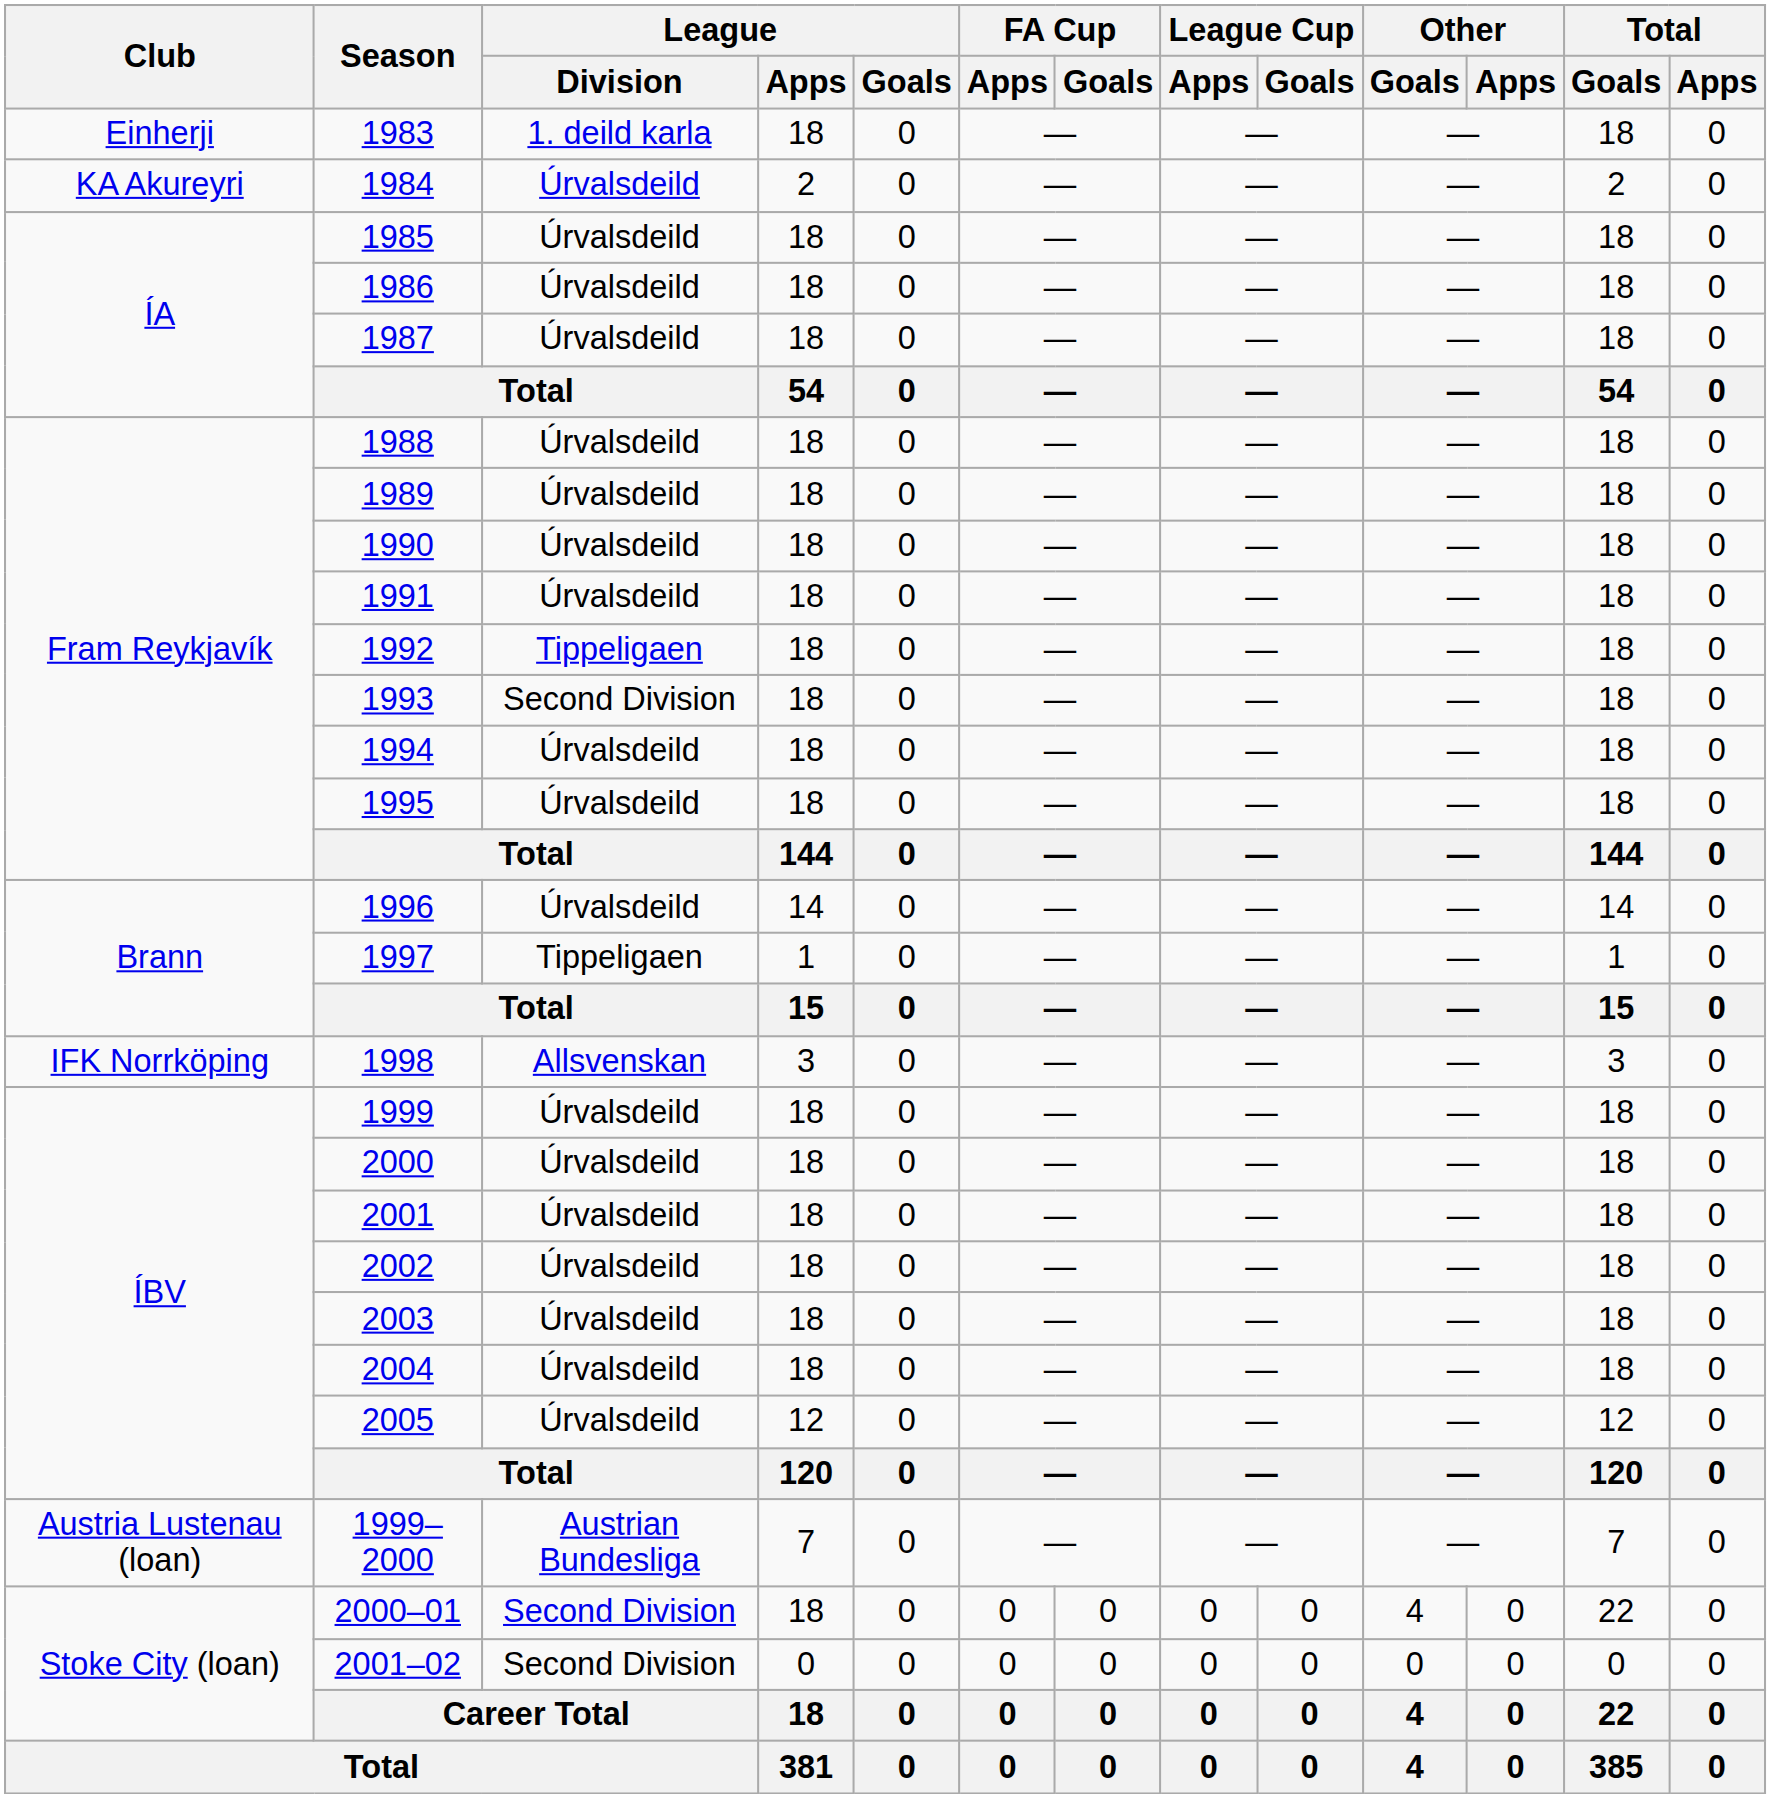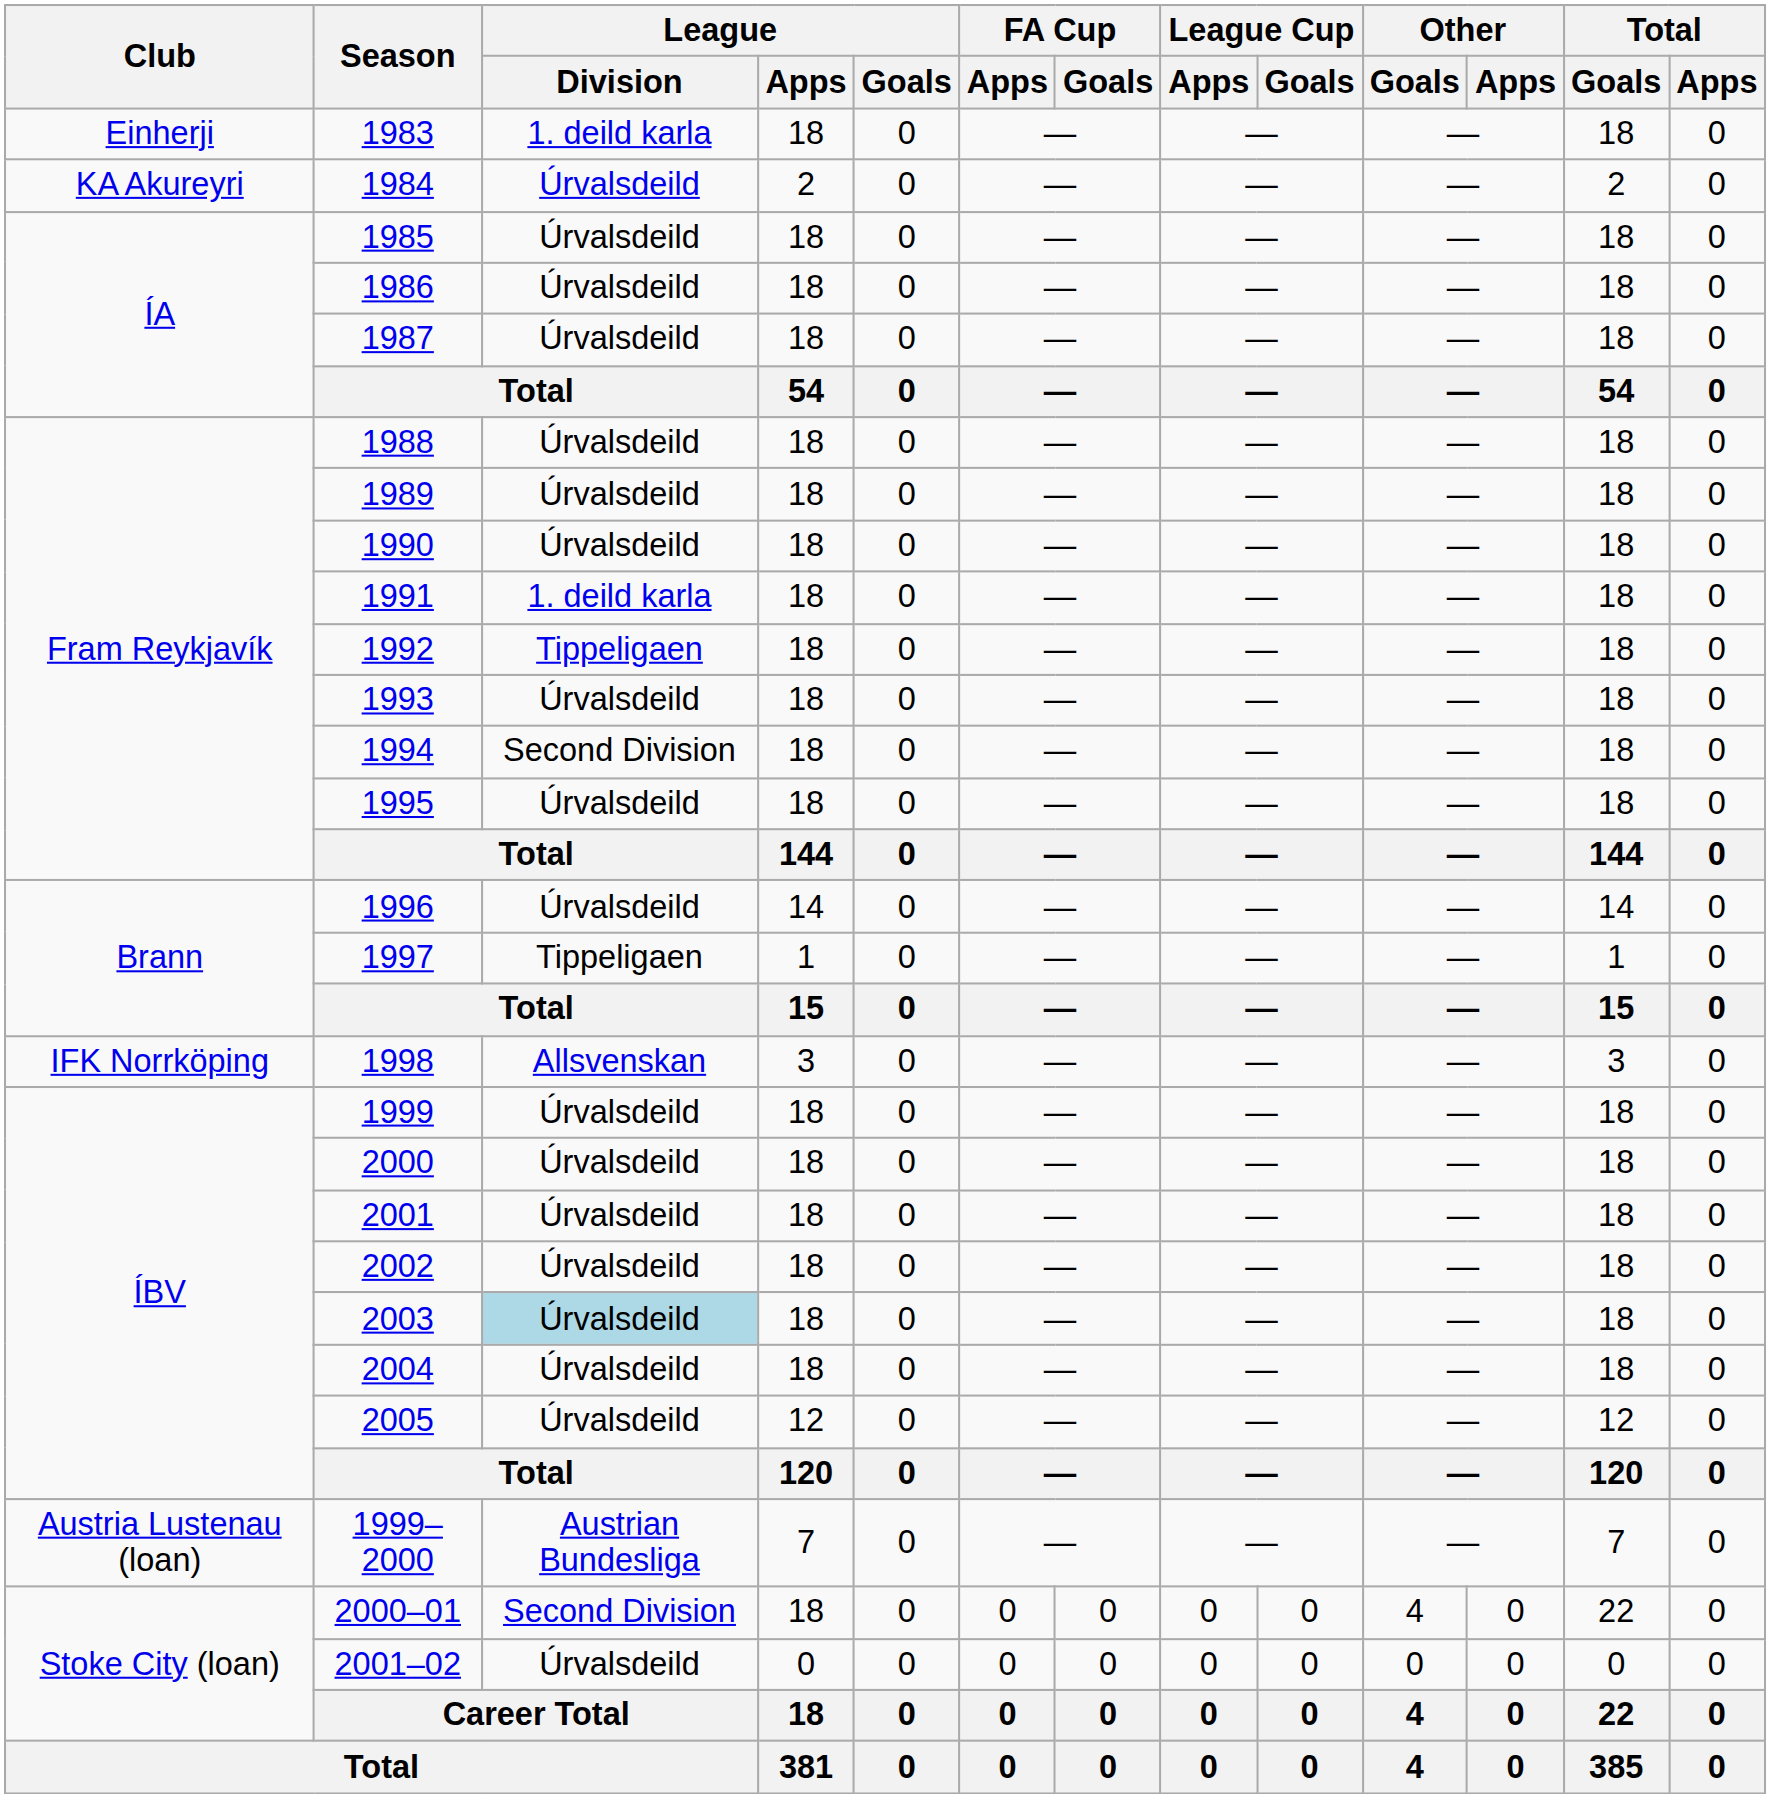(619, 596) Úrvalsdeild -> (619, 596) 1. deild karla
(619, 699) Second Division -> (619, 699) Úrvalsdeild
(619, 751) Úrvalsdeild -> (619, 751) Second Division
(619, 1318) no background -> (619, 1318) lightblue background
(619, 1663) Second Division -> (619, 1663) Úrvalsdeild
